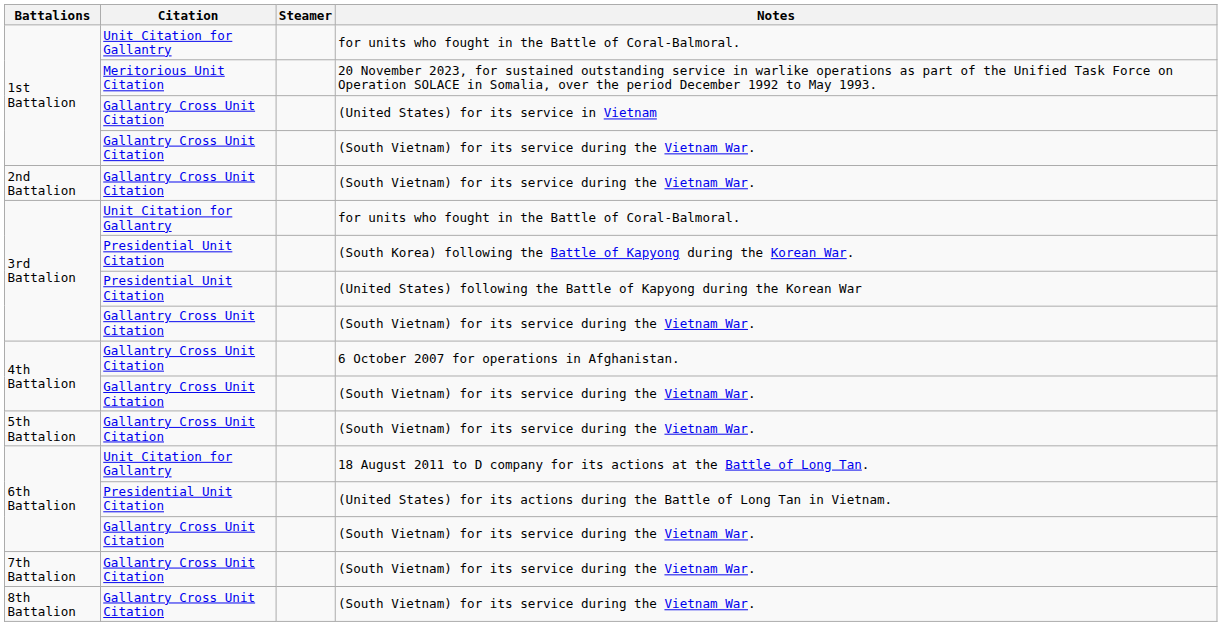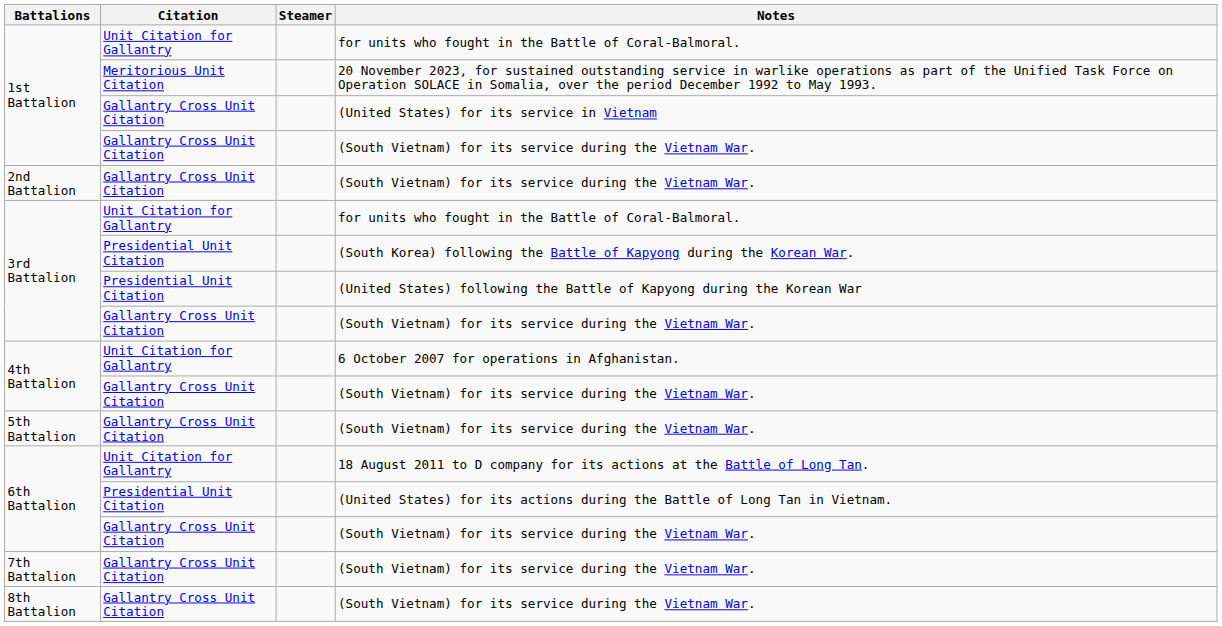(179, 359) Gallantry Cross Unit Citation -> (168, 359) Unit Citation for Gallantry
